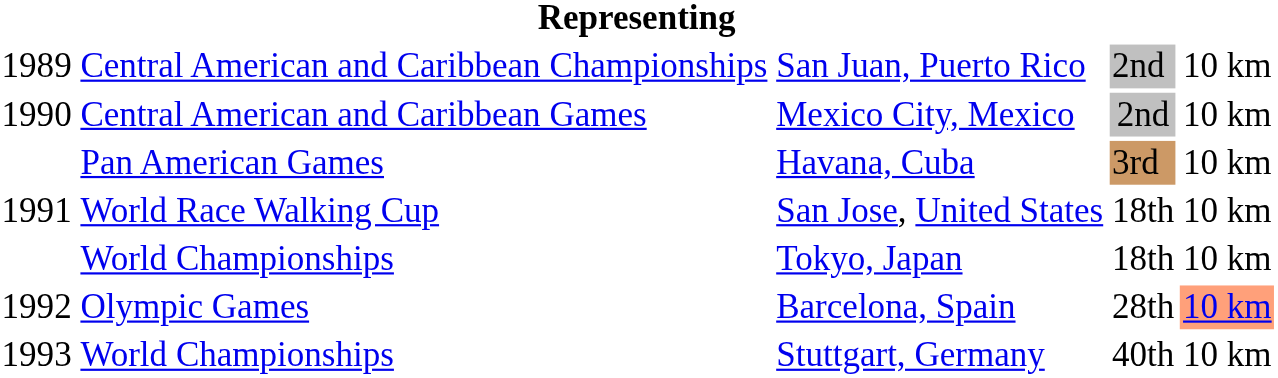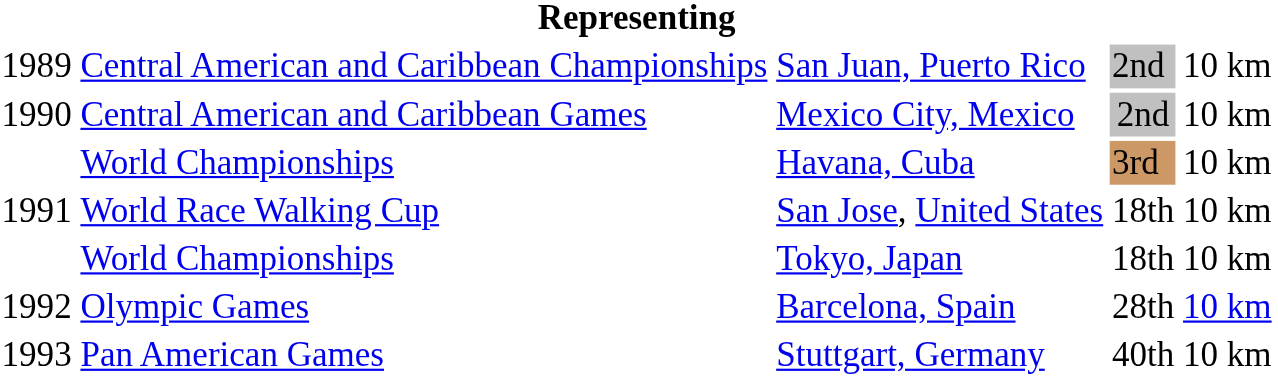(232, 162) Pan American Games -> (237, 162) World Championships
(1227, 306) lightsalmon background -> (1227, 306) no background
(237, 354) World Championships -> (232, 354) Pan American Games
